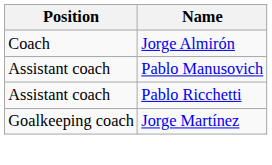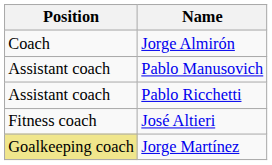+ row: (178, 120)
(71, 120) no background -> (71, 146) khaki background
